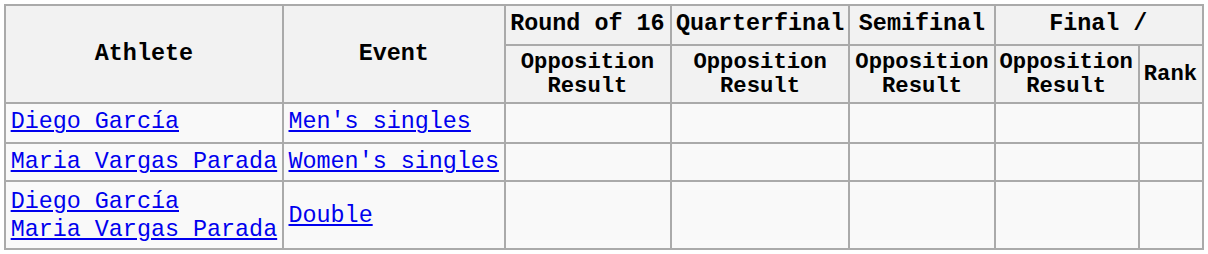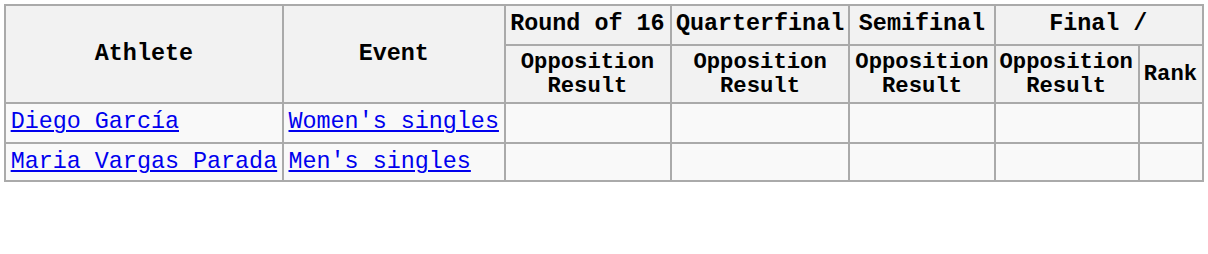(380, 123) Men's singles -> (394, 123) Women's singles
(394, 162) Women's singles -> (380, 162) Men's singles
- row: (144, 215)
